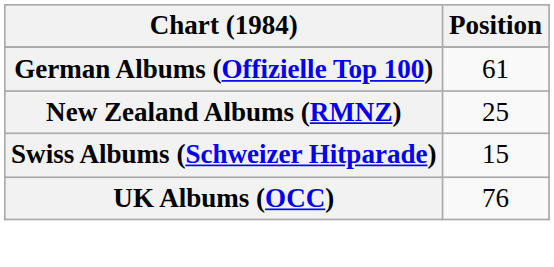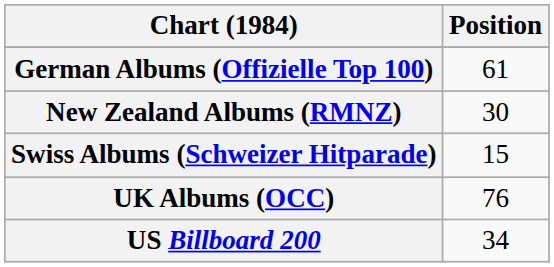(496, 111) 25 -> (496, 111) 30
+ row: (224, 240)
